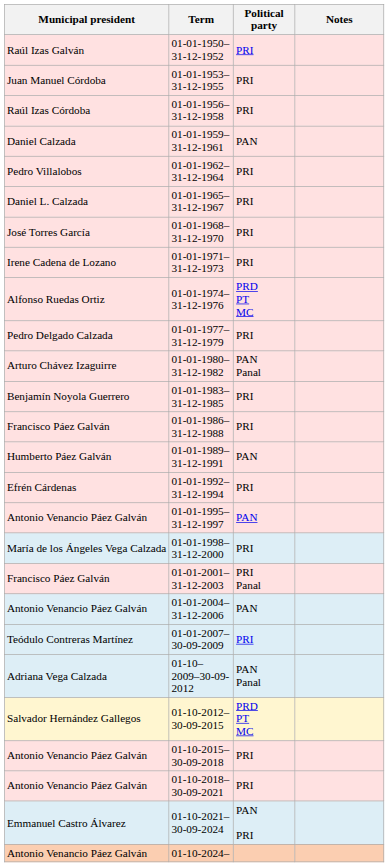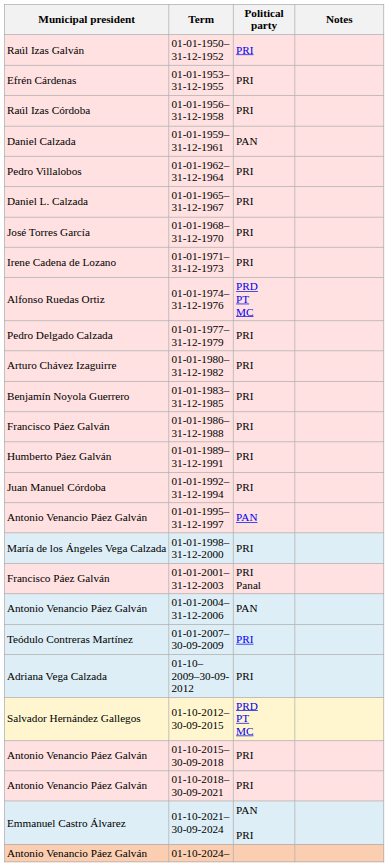(56, 80) Juan Manuel Córdoba -> (42, 80) Efrén Cárdenas
(249, 366) PAN Panal -> (245, 366) PRI
(247, 457) PAN -> (245, 457) PRI
(42, 487) Efrén Cárdenas -> (56, 487) Juan Manuel Córdoba
(249, 676) PAN Panal -> (245, 676) PRI
